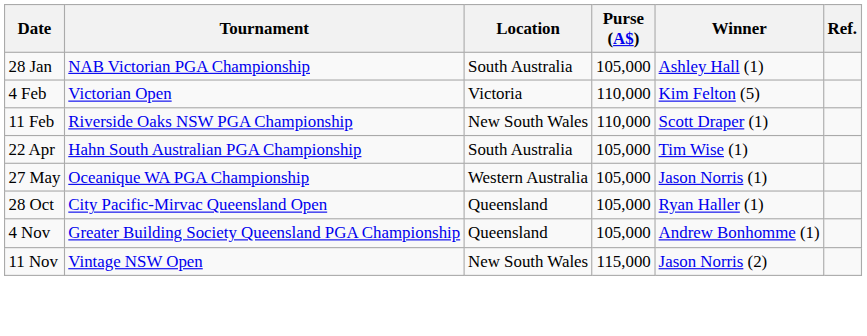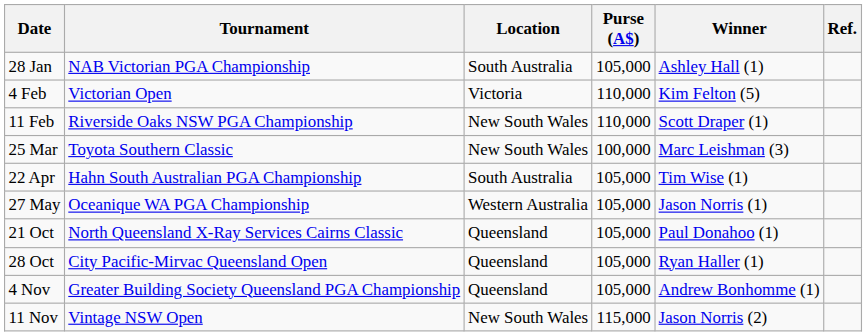+ row: (33, 149)
+ row: (31, 233)
